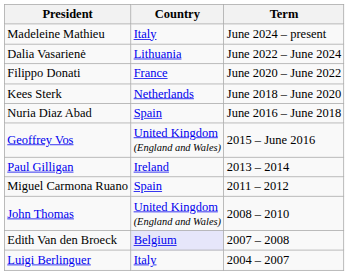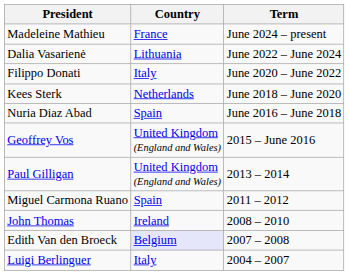(145, 34) Italy -> (151, 34) France
(151, 73) France -> (145, 73) Italy
(151, 166) Ireland -> (177, 174) United Kingdom (England and Wales)
(177, 213) United Kingdom (England and Wales) -> (151, 220) Ireland
